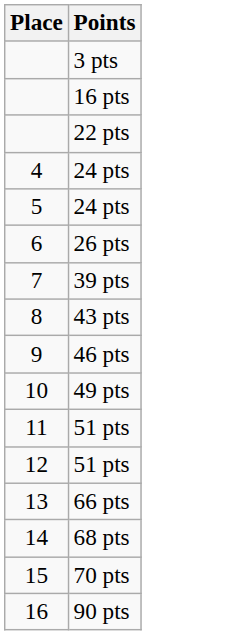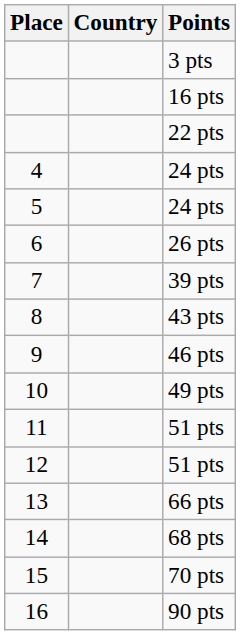+ column: (115, 22)
